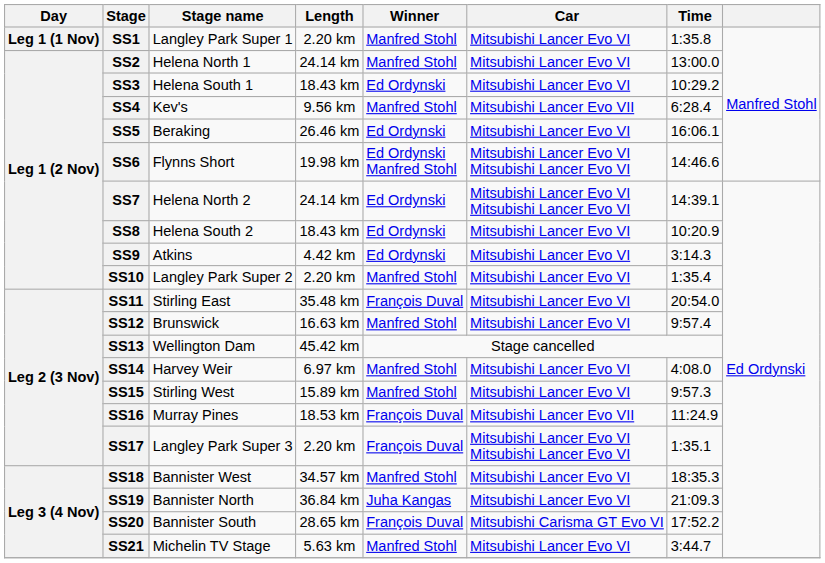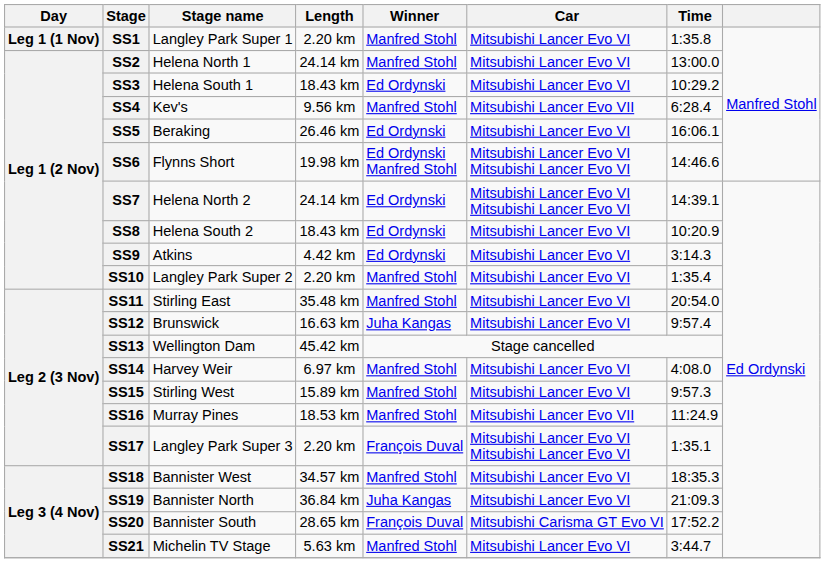(415, 300) François Duval -> (411, 300) Manfred Stohl
(411, 323) Manfred Stohl -> (409, 323) Juha Kangas
(415, 415) François Duval -> (411, 415) Manfred Stohl
